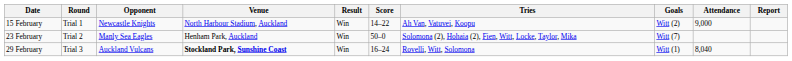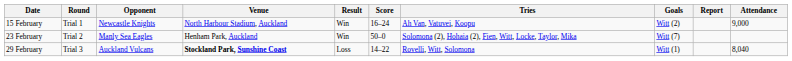columns swapped: (722, 10) <-> (769, 10)
(380, 23) 14–22 -> (380, 23) 16–24
(343, 49) Win -> (344, 49) Loss
(380, 49) 16–24 -> (380, 49) 14–22
